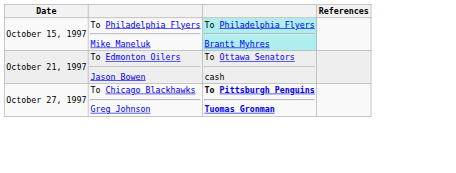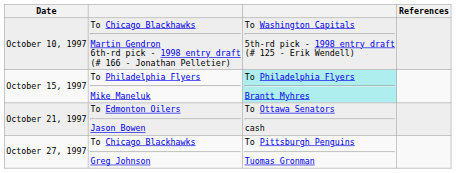+ row: (46, 44)
(260, 100) bold -> (320, 152) normal
